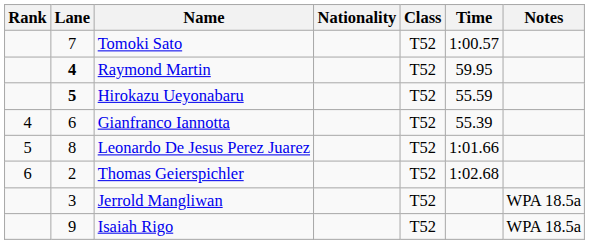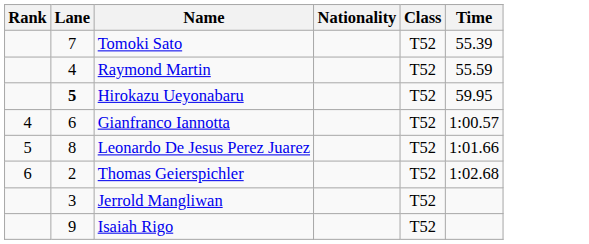- column: (544, 17)
(474, 43) 1:00.57 -> (474, 43) 55.39
(72, 69) bold -> (72, 69) normal
(474, 69) 59.95 -> (474, 69) 55.59
(474, 95) 55.59 -> (474, 95) 59.95
(474, 122) 55.39 -> (474, 122) 1:00.57
